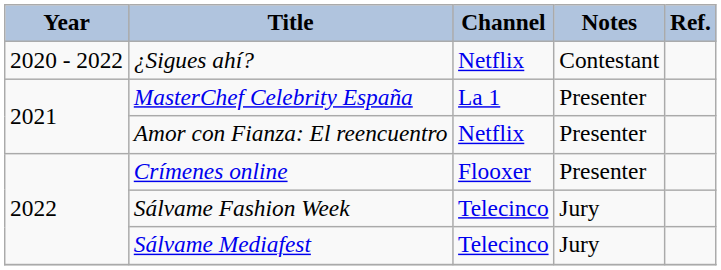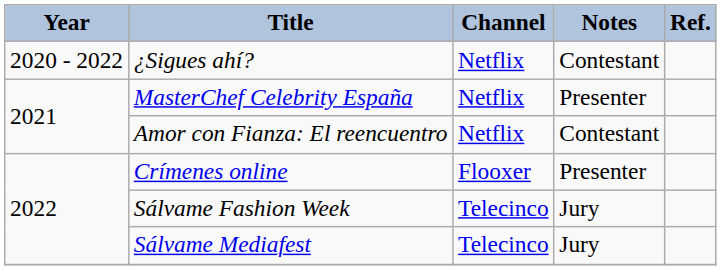(479, 97) La 1 -> (491, 97) Netflix
(603, 134) Presenter -> (609, 134) Contestant
